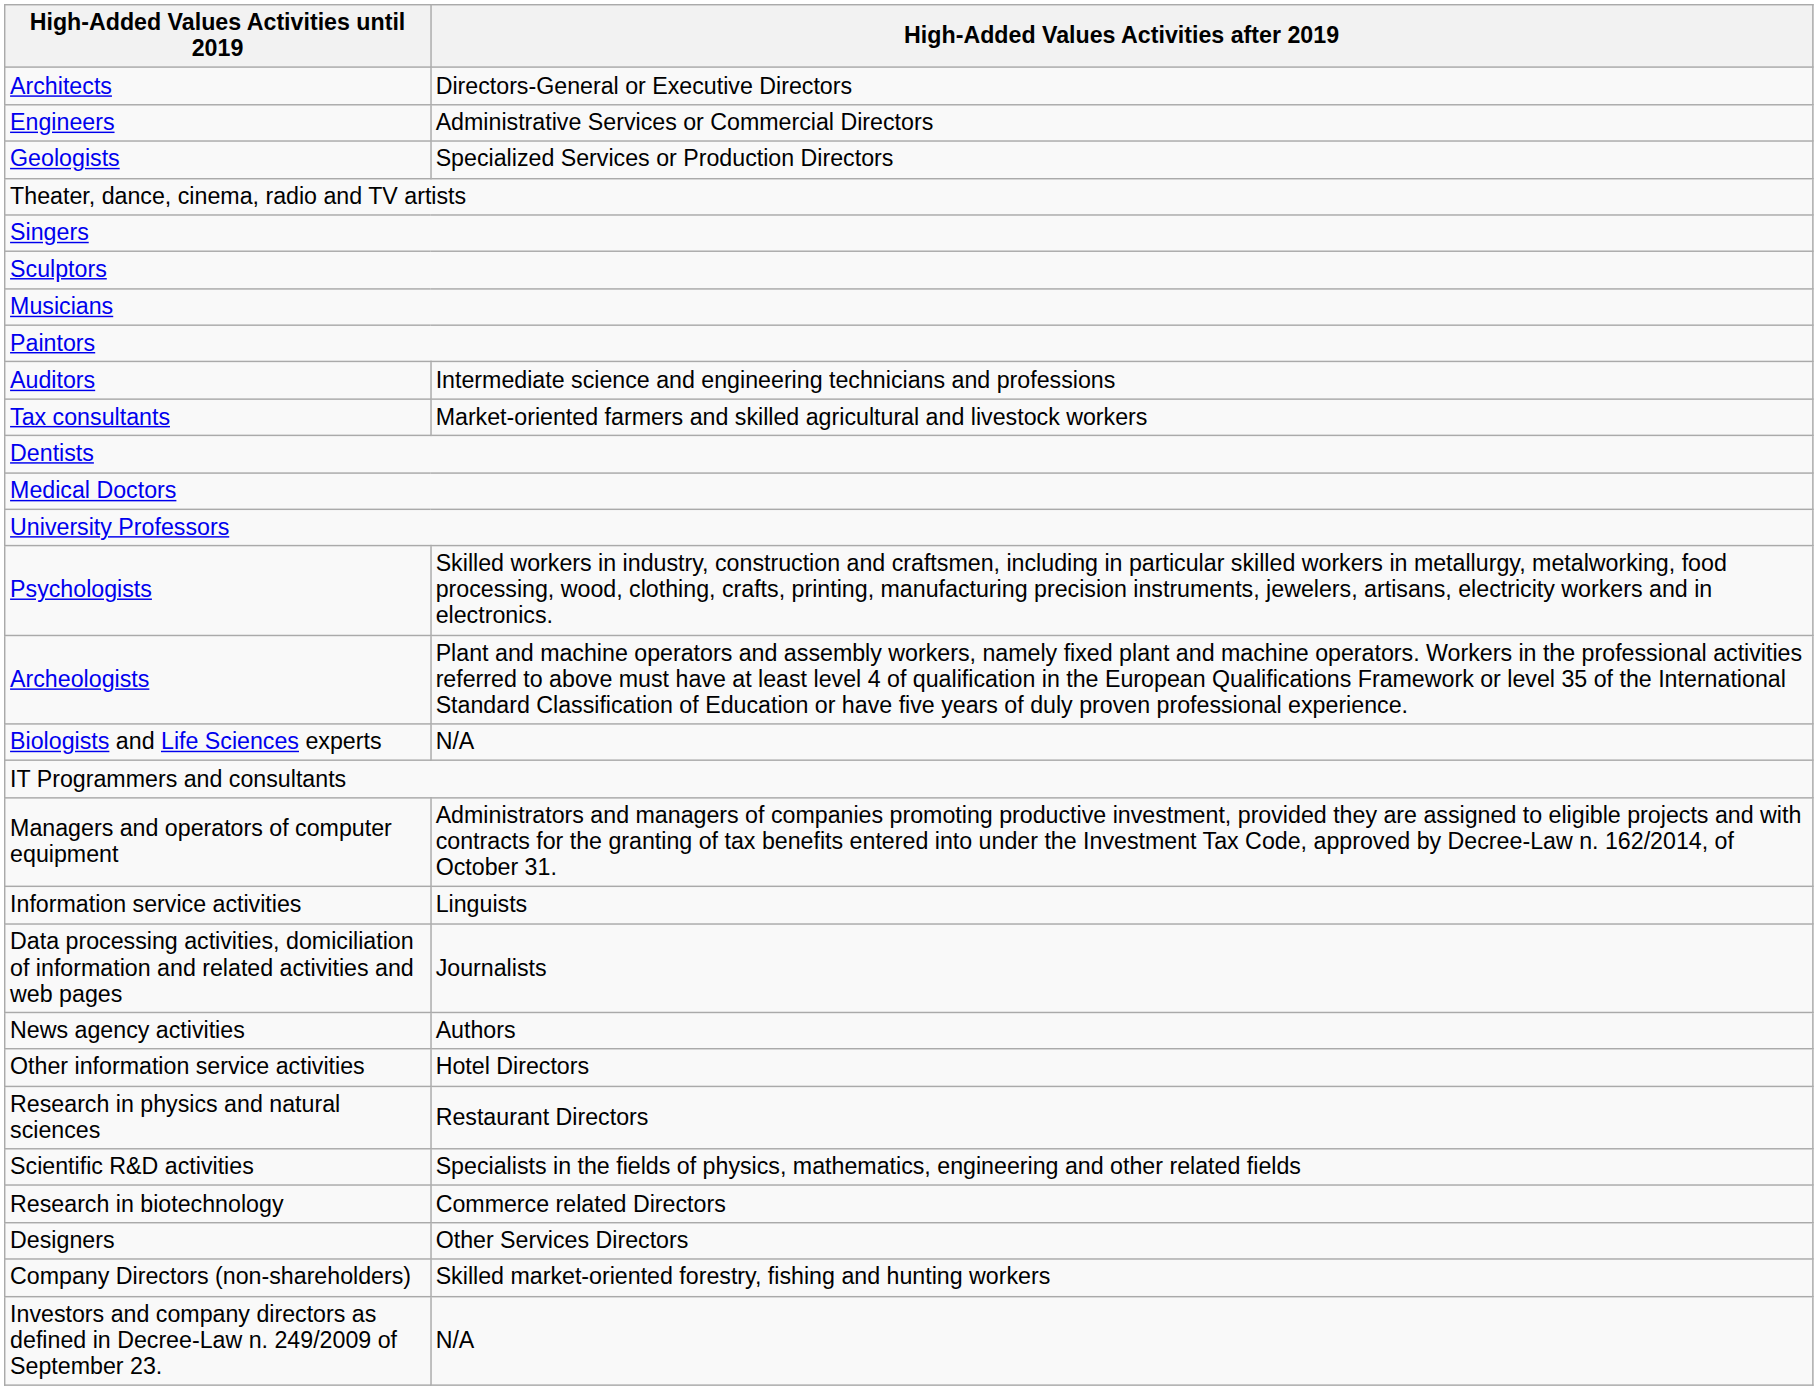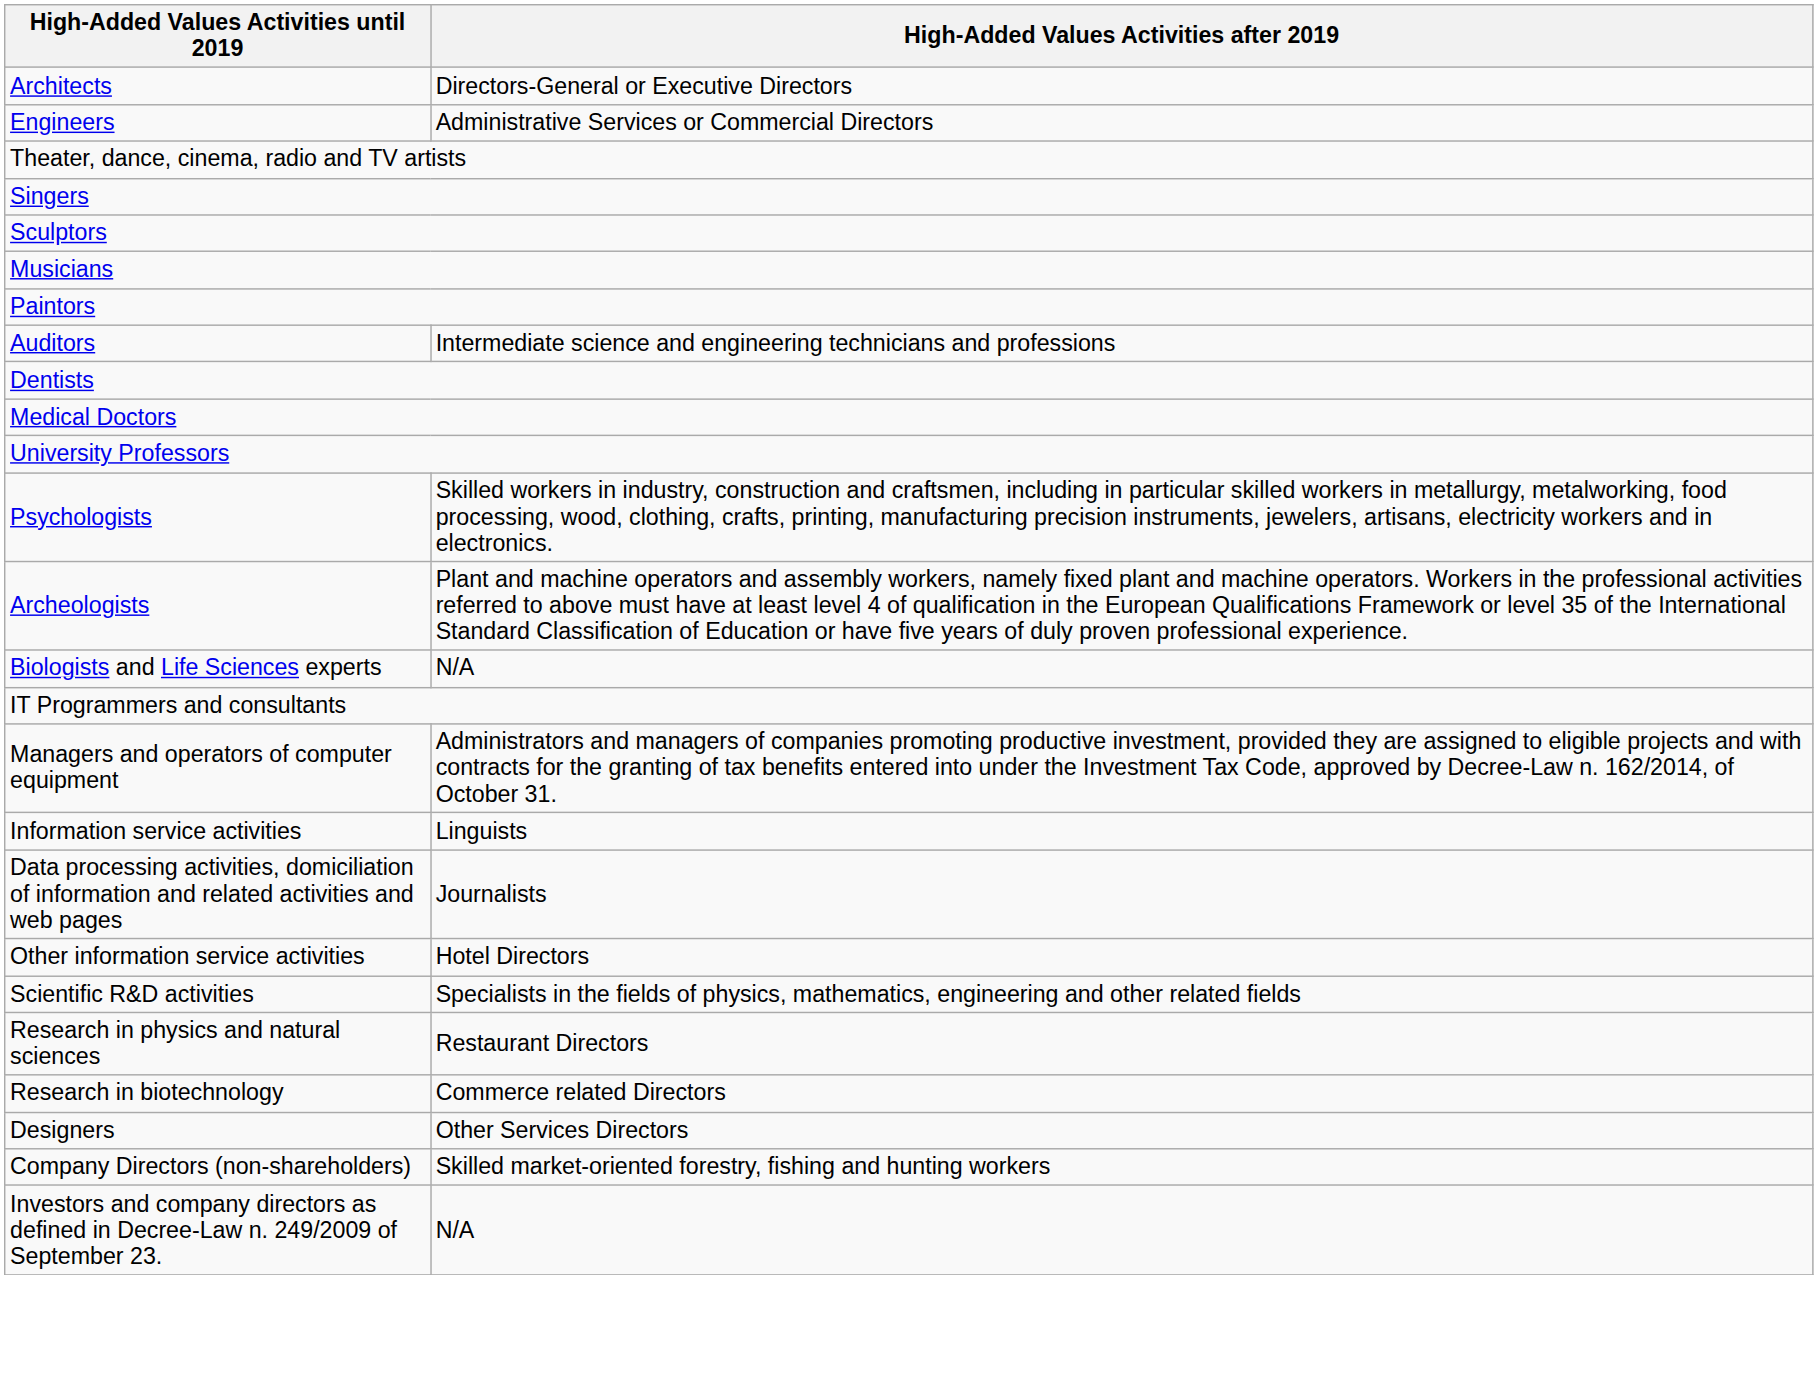- row: (65, 159)
- row: (90, 416)
- row: (127, 1030)
rows swapped: (132, 1166) <-> (175, 1117)
